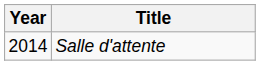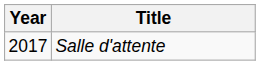(28, 45) 2014 -> (28, 45) 2017
